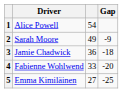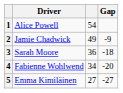(36, 38) Sarah Moore -> (42, 38) Jamie Chadwick
(42, 52) Jamie Chadwick -> (36, 52) Sarah Moore
(92, 66) 33 -> (92, 66) 34
(108, 80) -25 -> (108, 80) -27
